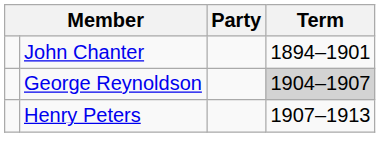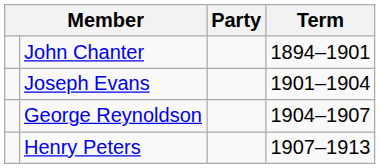+ row: (87, 83)
(320, 83) lightgrey background -> (320, 115) no background
